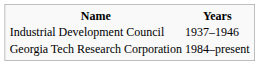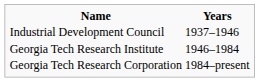+ row: (86, 49)
